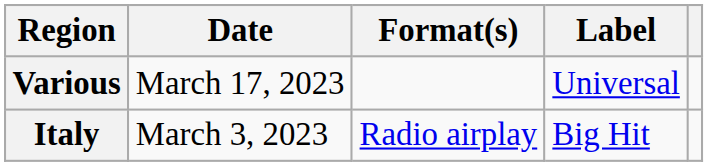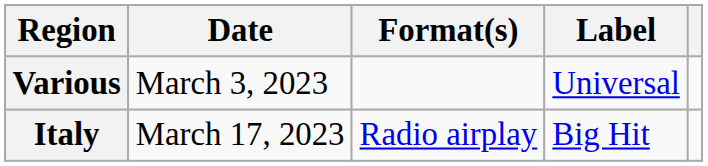(240, 82) March 17, 2023 -> (232, 82) March 3, 2023
(232, 134) March 3, 2023 -> (240, 134) March 17, 2023
